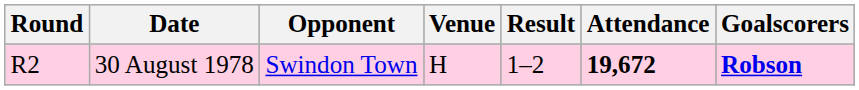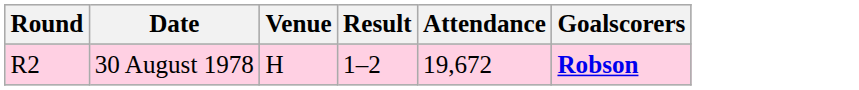- column: (341, 24)
(621, 64) bold -> (458, 64) normal
